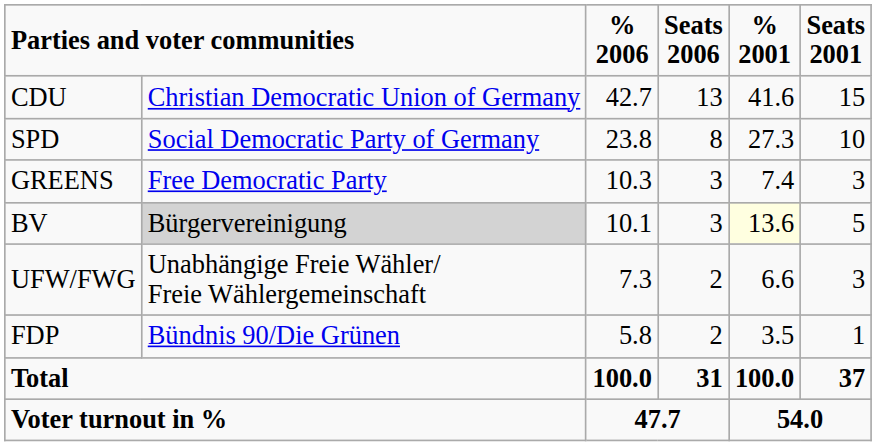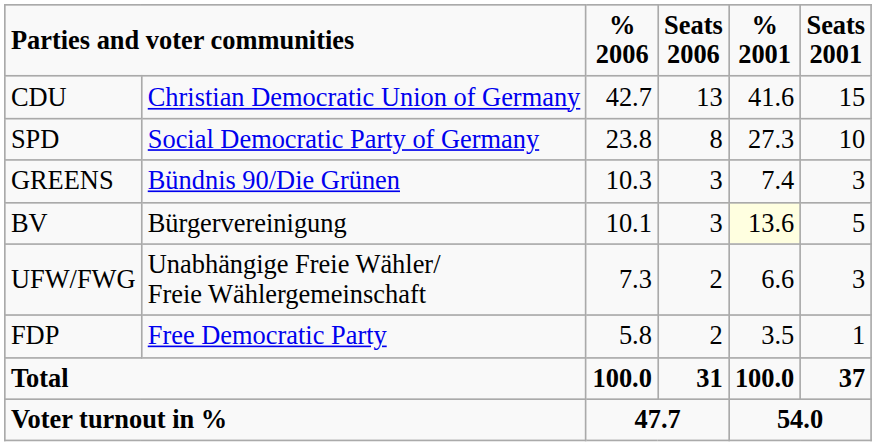(267, 180) Free Democratic Party -> (274, 180) Bündnis 90/Die Grünen
(247, 222) lightgrey background -> (247, 222) no background
(274, 336) Bündnis 90/Die Grünen -> (267, 336) Free Democratic Party
